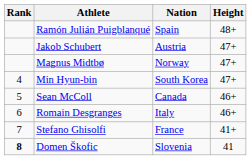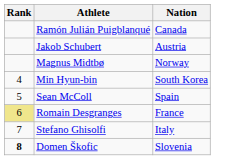- column: (228, 12)
(167, 29) Spain -> (171, 29) Canada
(171, 96) Canada -> (167, 96) Spain
(19, 113) no background -> (19, 113) khaki background
(165, 113) Italy -> (169, 113) France
(169, 130) France -> (165, 130) Italy
